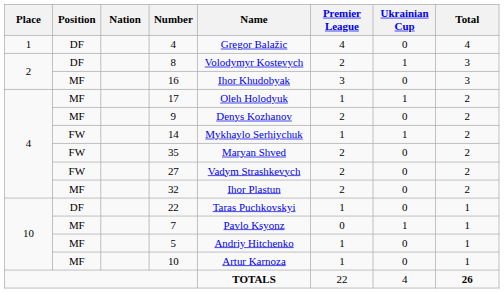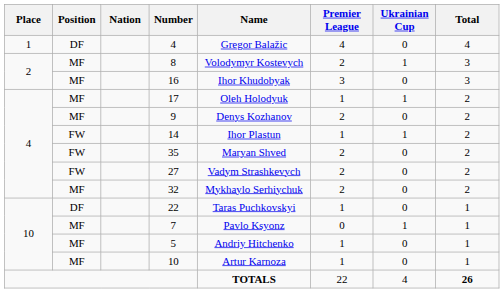(77, 62) DF -> (77, 62) MF
(254, 134) Mykhaylo Serhiychuk -> (254, 134) Ihor Plastun
(254, 189) Ihor Plastun -> (254, 189) Mykhaylo Serhiychuk
